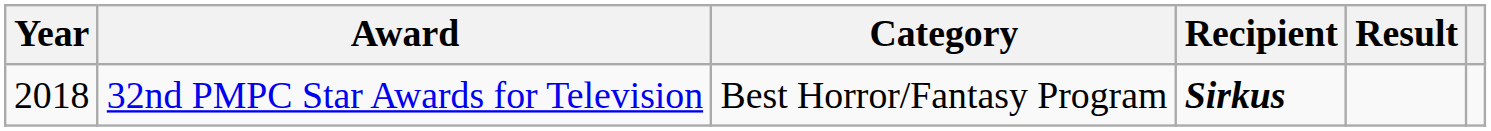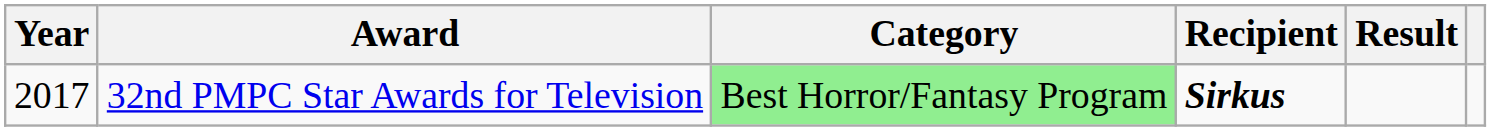(52, 94) 2018 -> (52, 94) 2017
(944, 94) no background -> (944, 94) lightgreen background
